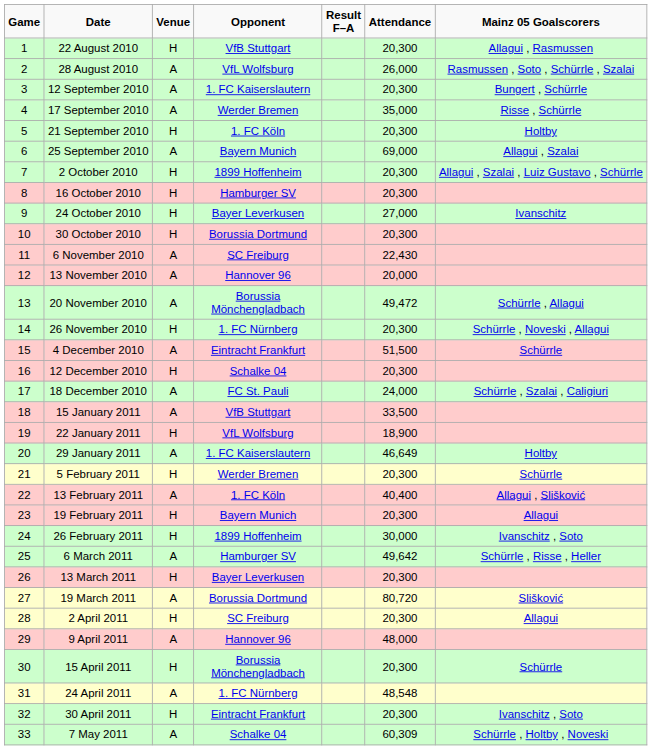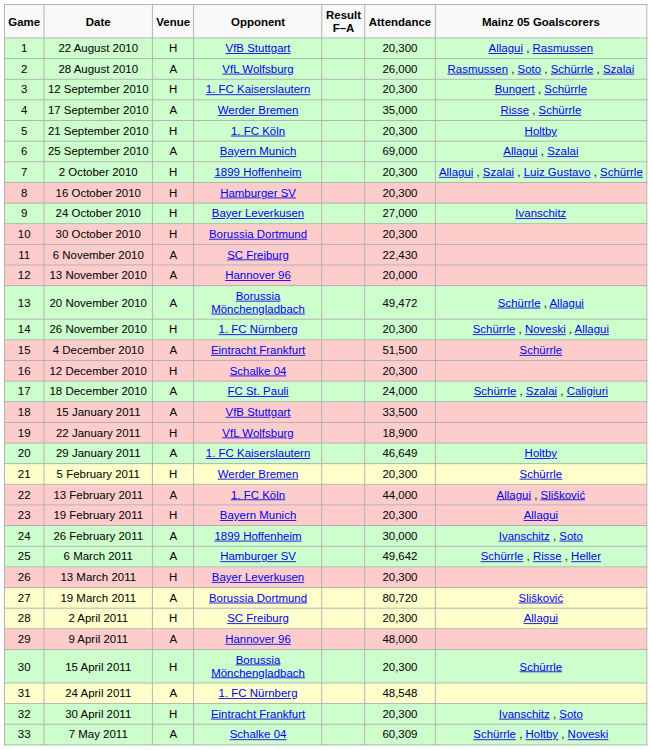(173, 90) A -> (173, 90) H
(400, 495) 40,400 -> (400, 495) 44,000
(173, 536) H -> (173, 536) A
